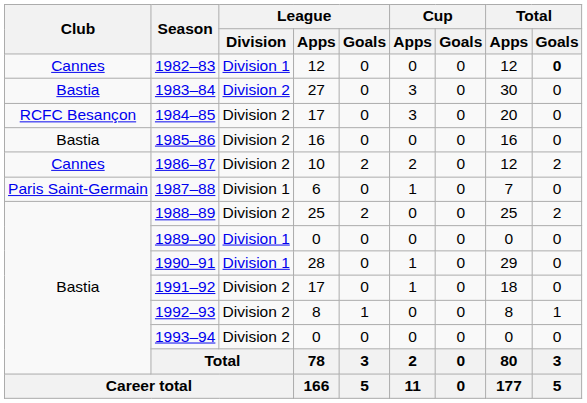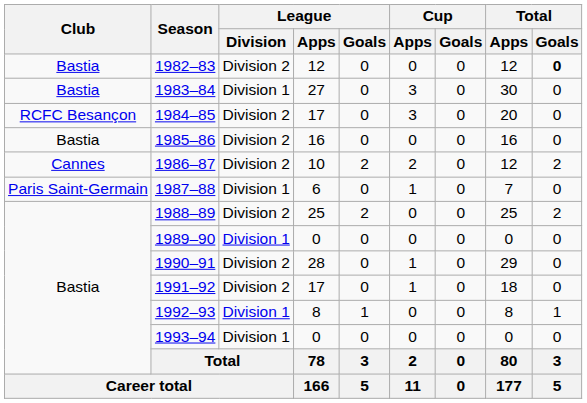(78, 66) Cannes -> (78, 66) Bastia
(256, 66) Division 1 -> (256, 66) Division 2
(256, 90) Division 2 -> (256, 90) Division 1
(256, 262) Division 1 -> (256, 262) Division 2
(256, 312) Division 2 -> (256, 312) Division 1
(256, 336) Division 2 -> (256, 336) Division 1
